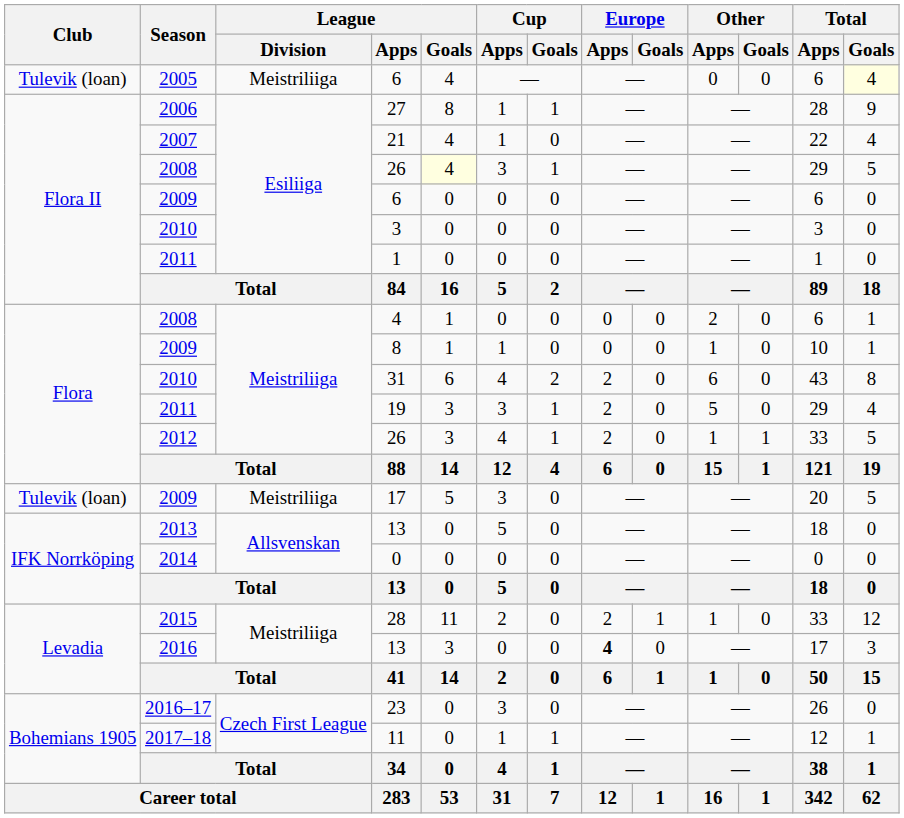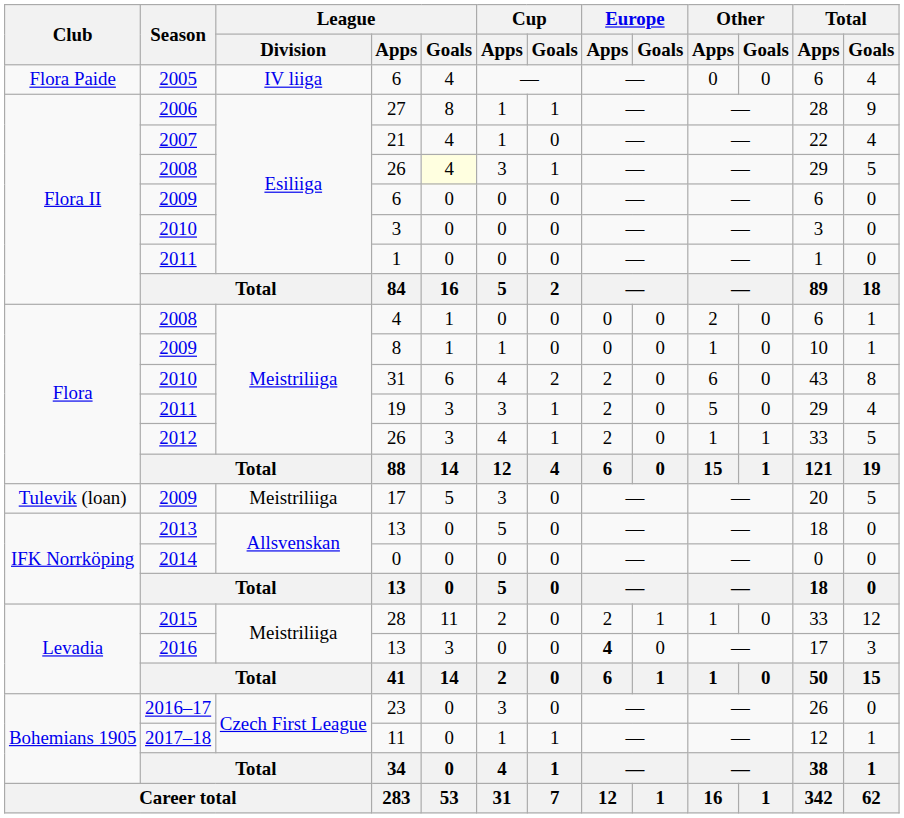(73, 79) Tulevik (loan) -> (73, 79) Flora Paide
(293, 79) Meistriliiga -> (293, 79) IV liiga
(871, 79) lightyellow background -> (871, 79) no background
